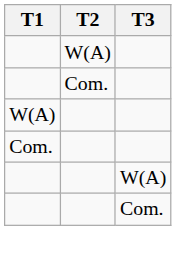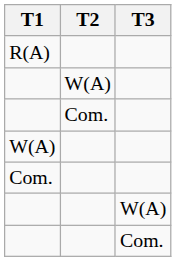+ row: (30, 51)
